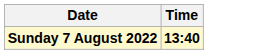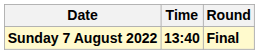+ column: (229, 15)
